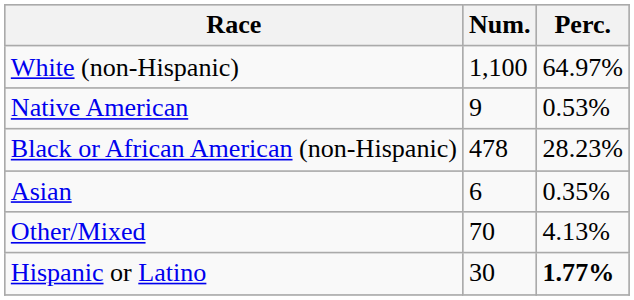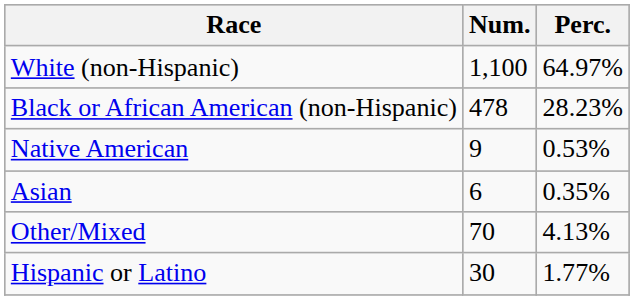rows swapped: (234, 149) <-> (100, 107)
(578, 273) bold -> (576, 273) normal
